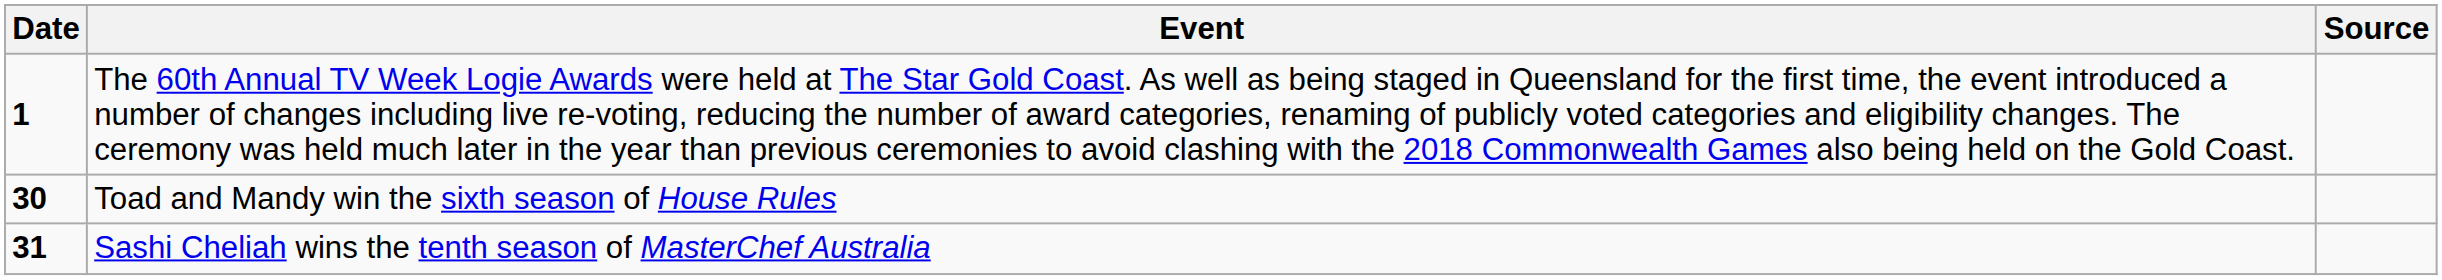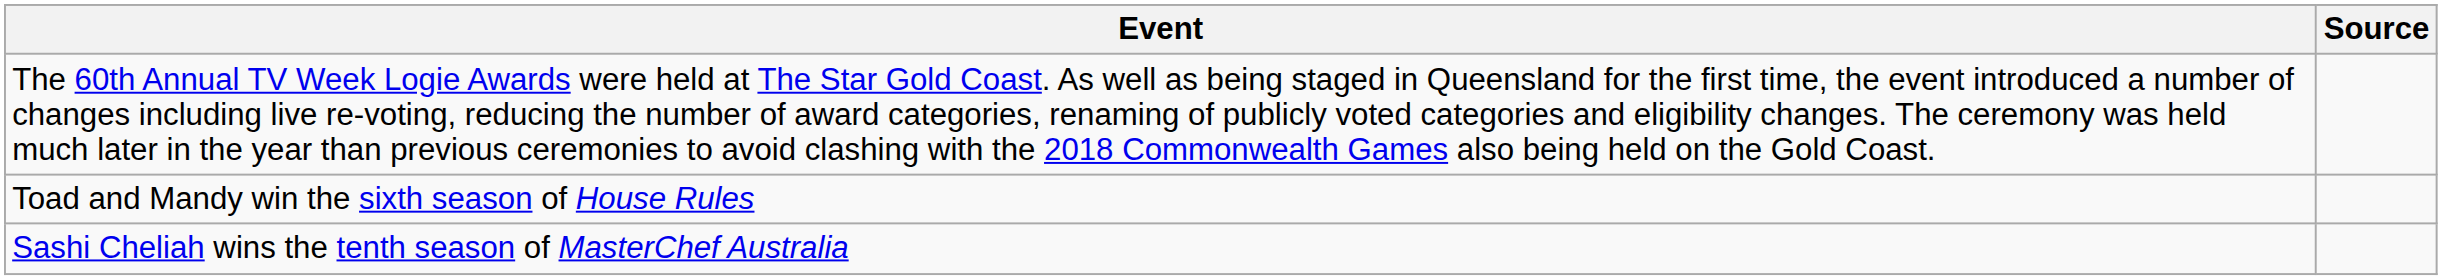- column: (46, 29)
